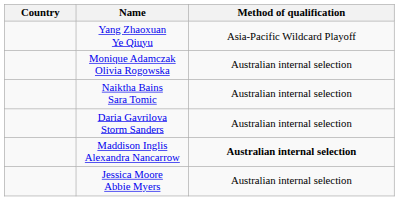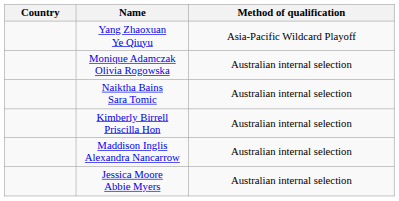+ row: (132, 123)
- row: (132, 123)
(291, 152) bold -> (291, 152) normal
